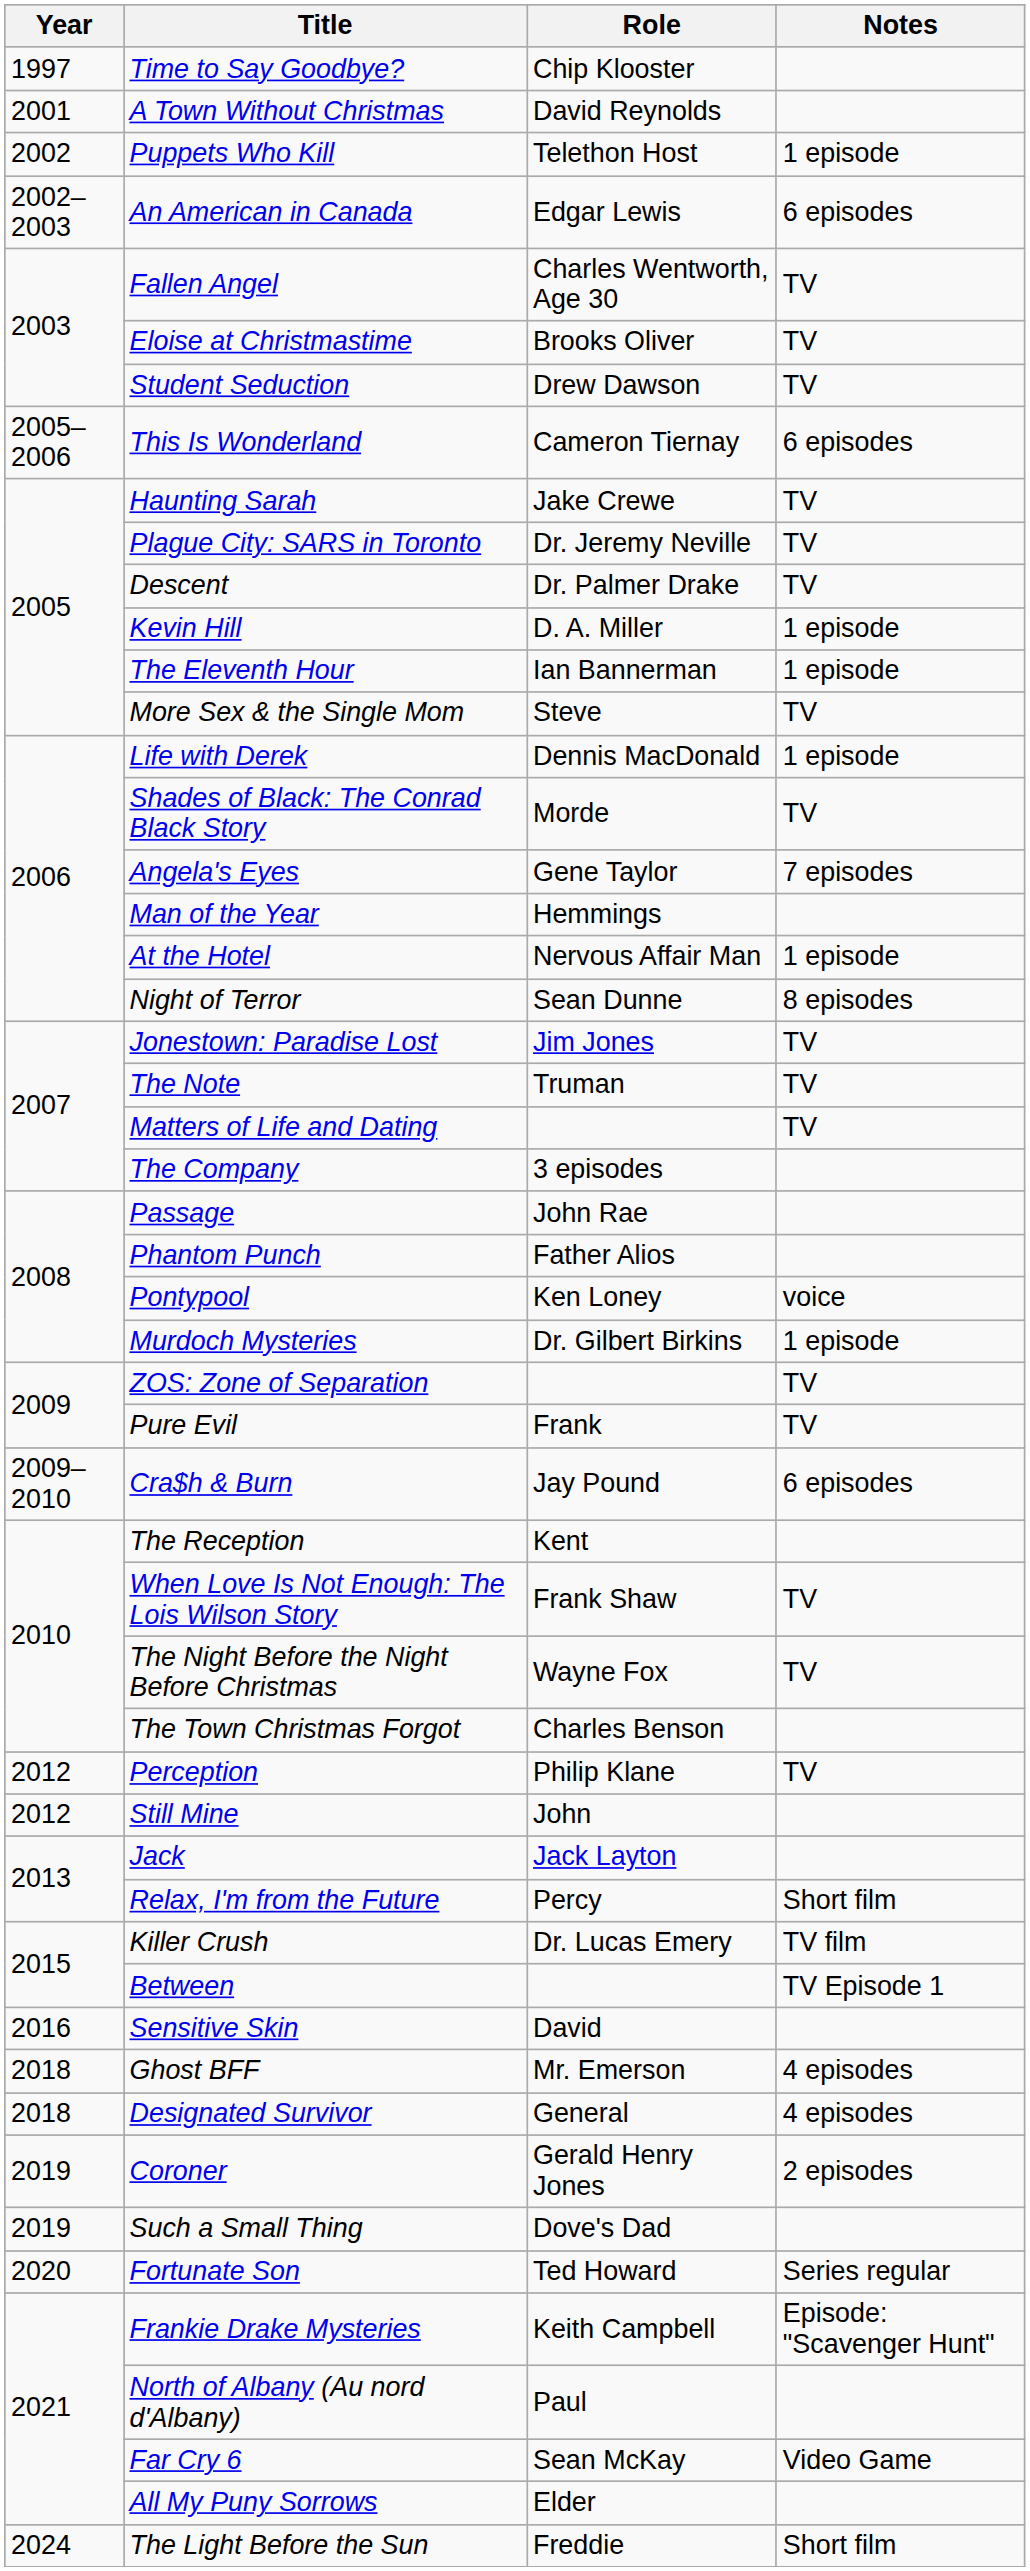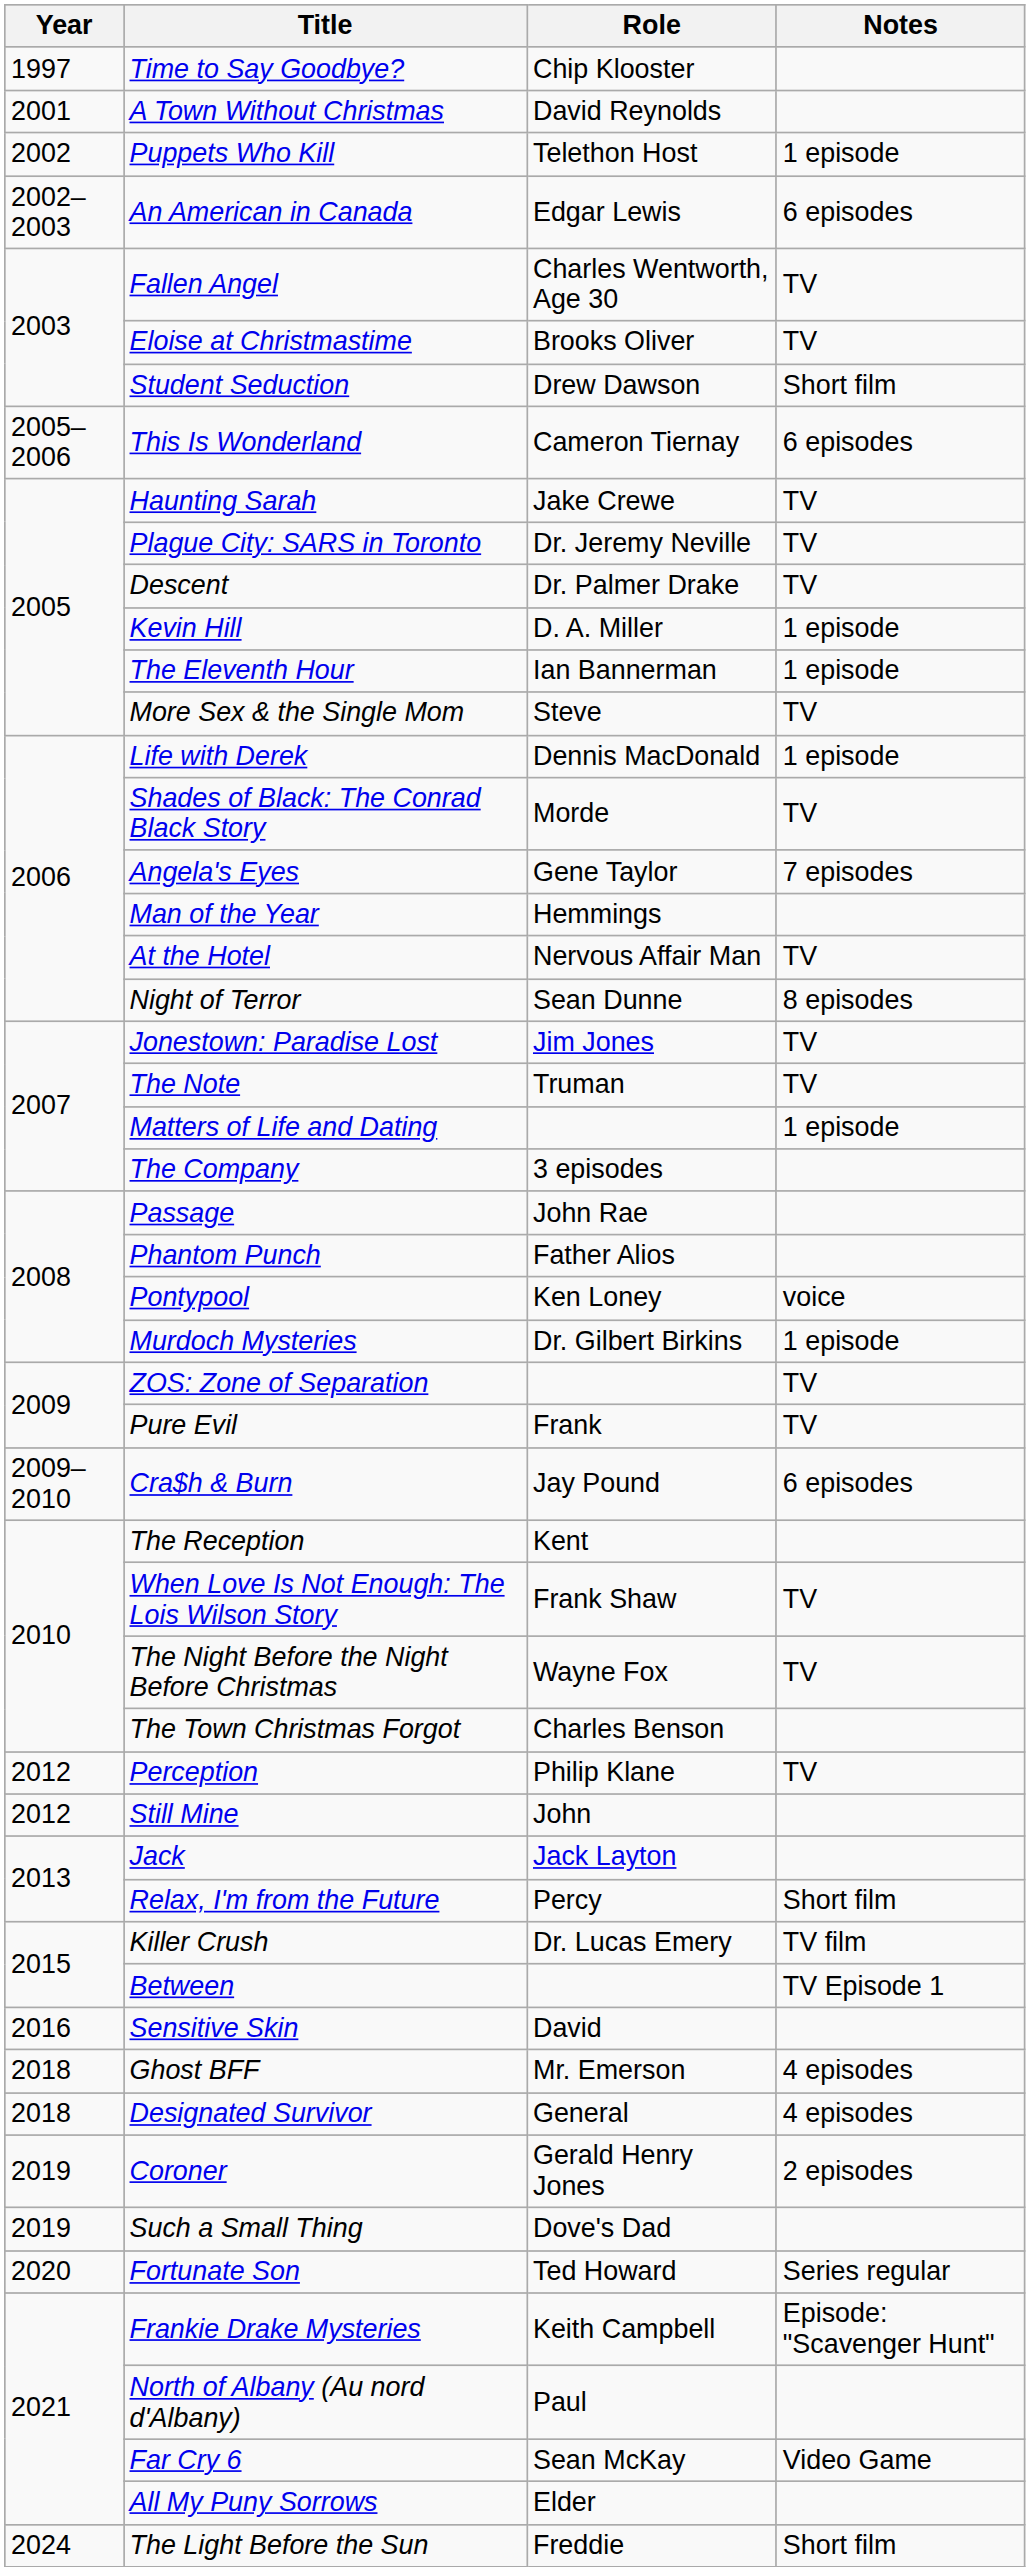(800, 384) TV -> (840, 384) Short film
(841, 956) 1 episode -> (800, 956) TV
(800, 1127) TV -> (841, 1127) 1 episode
